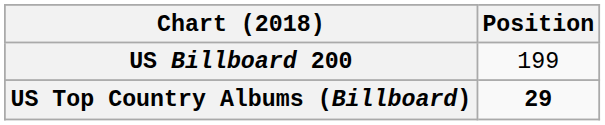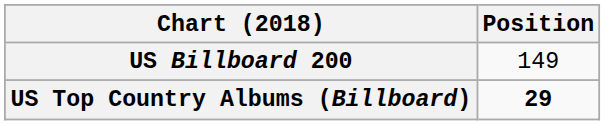(538, 62) 199 -> (538, 62) 149
